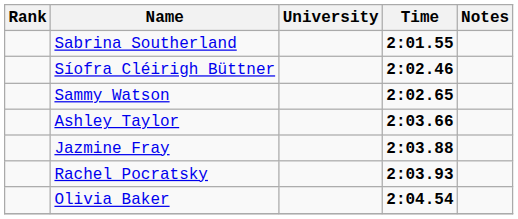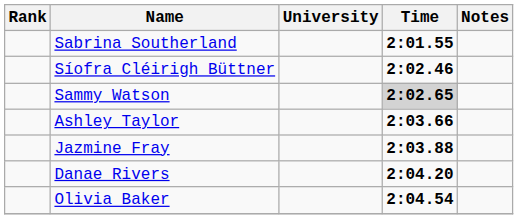(420, 96) no background -> (420, 96) lightgrey background
- row: (131, 174)
+ row: (112, 174)
